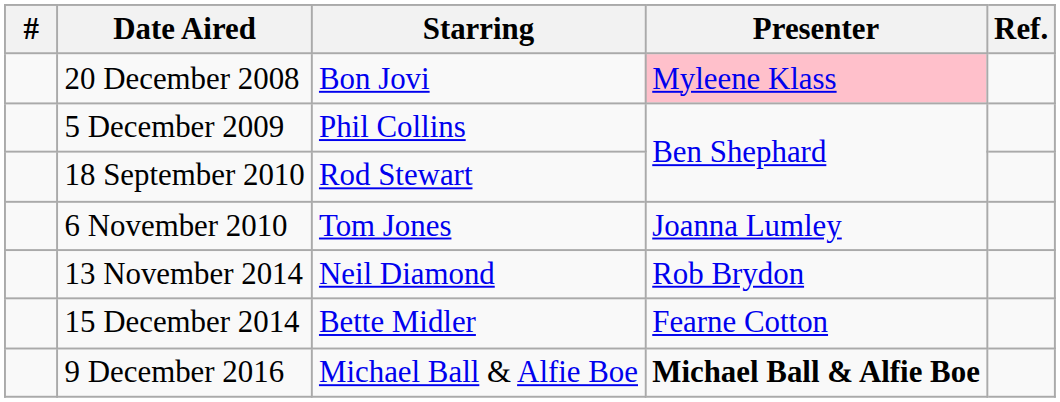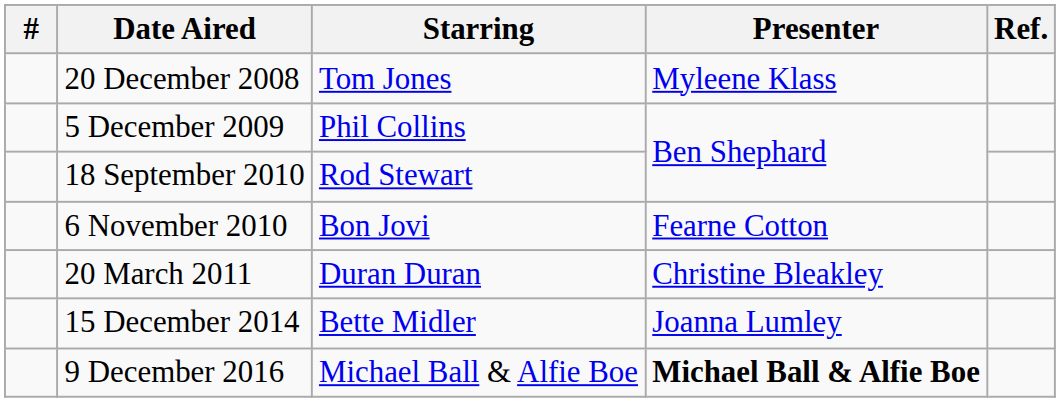(374, 77) Bon Jovi -> (385, 77) Tom Jones
(744, 77) pink background -> (744, 77) no background
(385, 224) Tom Jones -> (374, 224) Bon Jovi
(747, 224) Joanna Lumley -> (740, 224) Fearne Cotton
+ row: (158, 273)
- row: (184, 273)
(740, 322) Fearne Cotton -> (747, 322) Joanna Lumley
